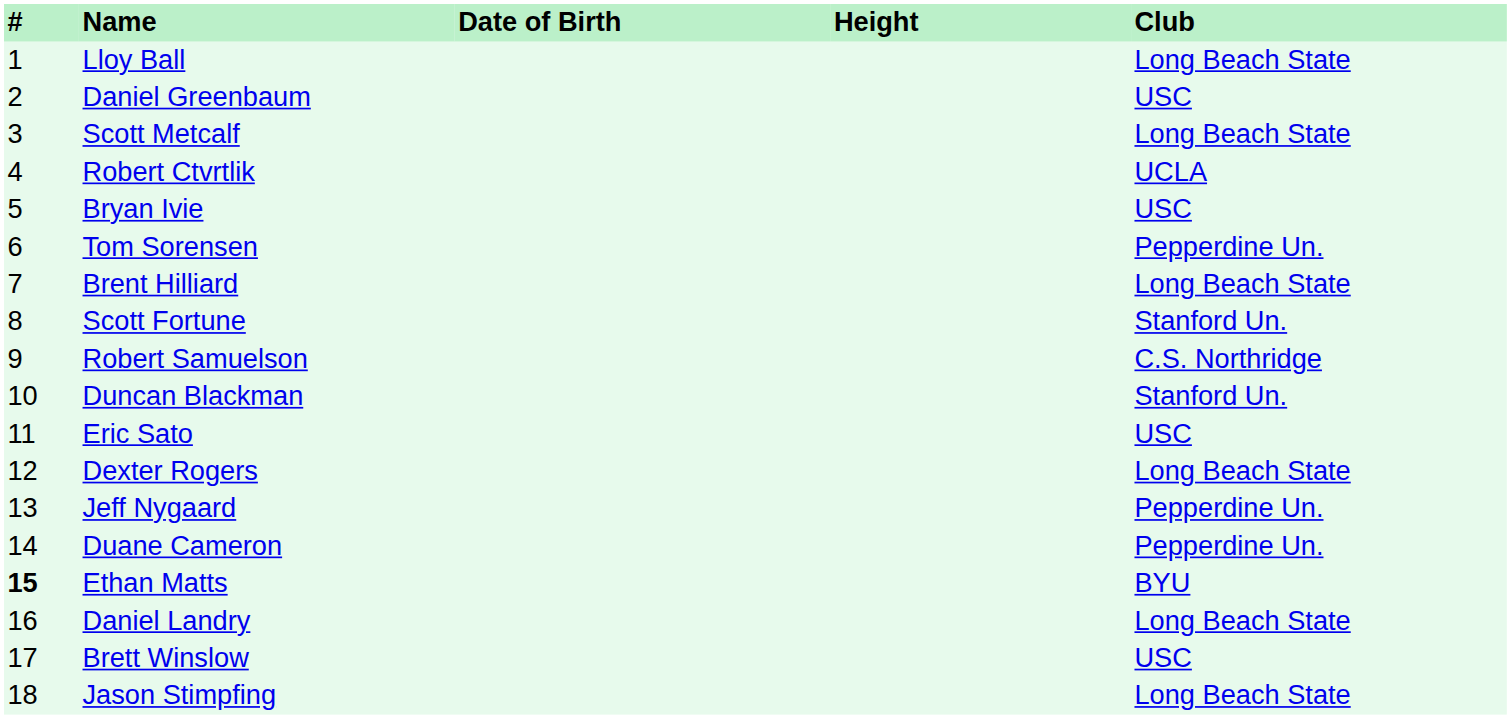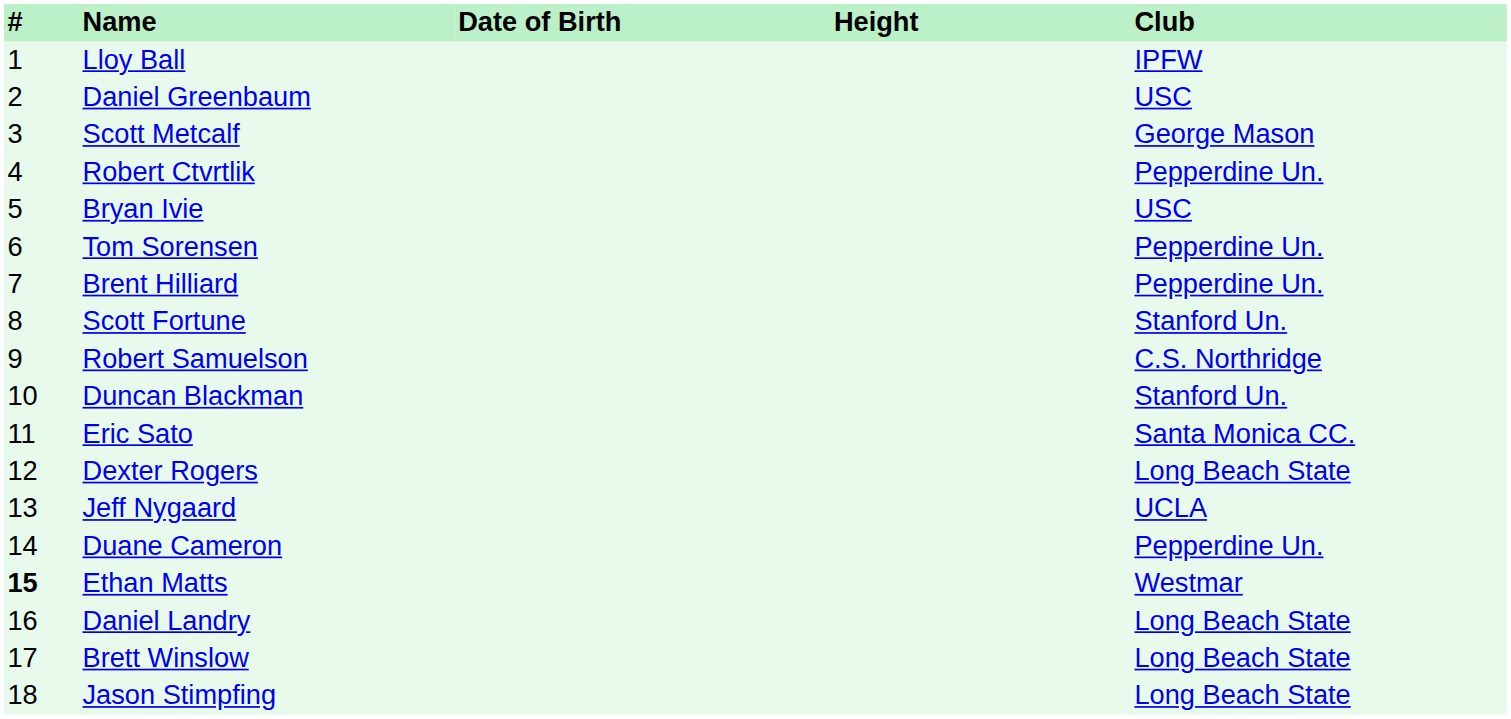(1243, 59) Long Beach State -> (1168, 59) IPFW
(1243, 134) Long Beach State -> (1224, 134) George Mason
(1171, 171) UCLA -> (1229, 171) Pepperdine Un.
(1243, 284) Long Beach State -> (1229, 284) Pepperdine Un.
(1163, 433) USC -> (1245, 433) Santa Monica CC.
(1229, 508) Pepperdine Un. -> (1171, 508) UCLA
(1162, 583) BYU -> (1189, 583) Westmar
(1163, 658) USC -> (1243, 658) Long Beach State
